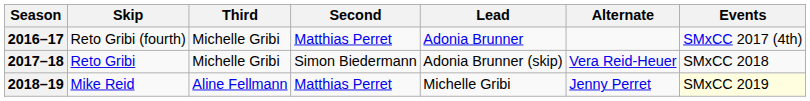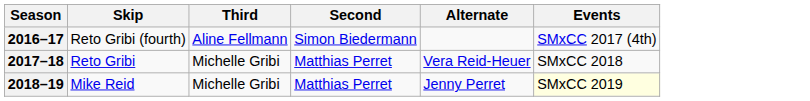- column: (493, 15)
(236, 38) Michelle Gribi -> (240, 38) Aline Fellmann
(343, 38) Matthias Perret -> (355, 38) Simon Biedermann
(355, 61) Simon Biedermann -> (343, 61) Matthias Perret
(240, 84) Aline Fellmann -> (236, 84) Michelle Gribi
